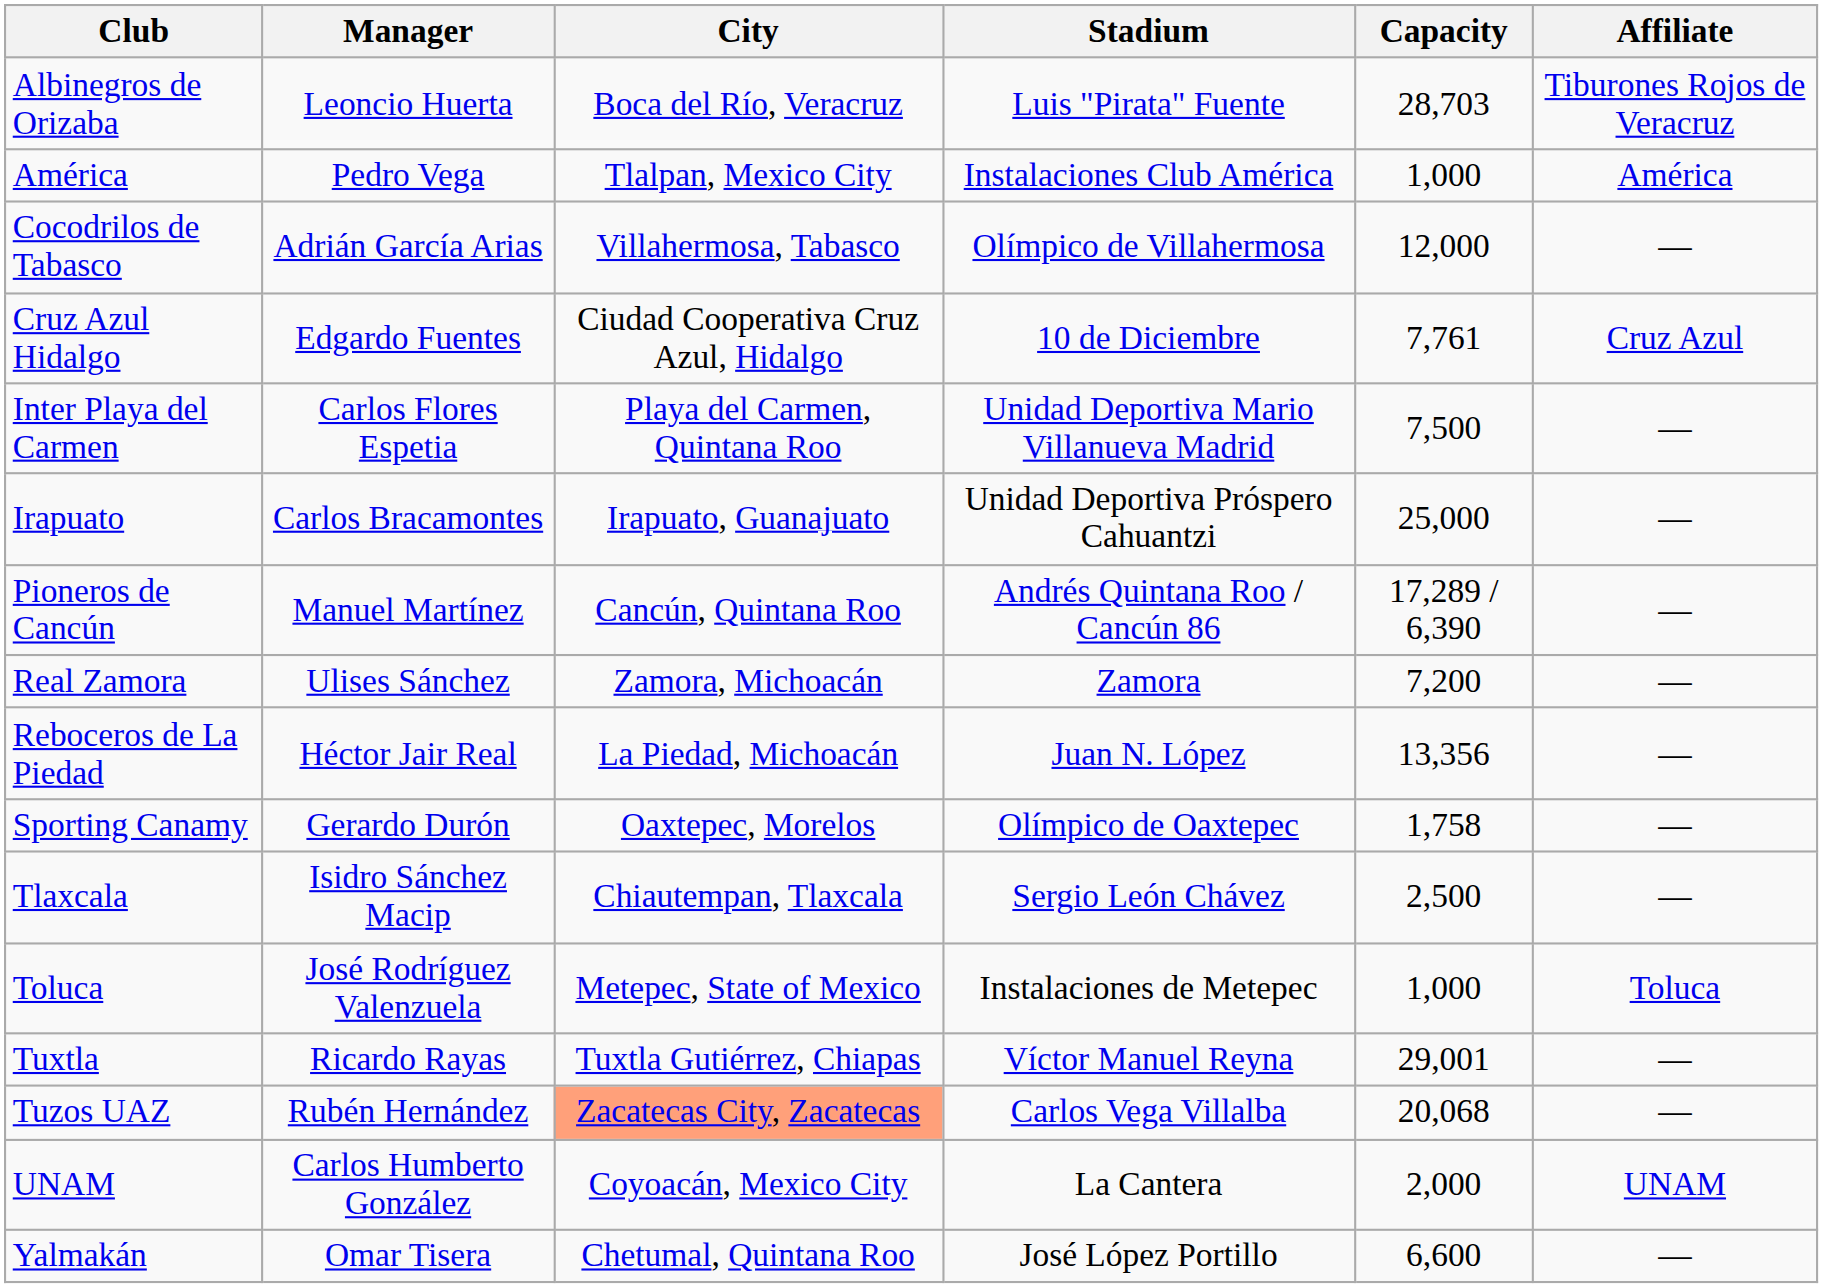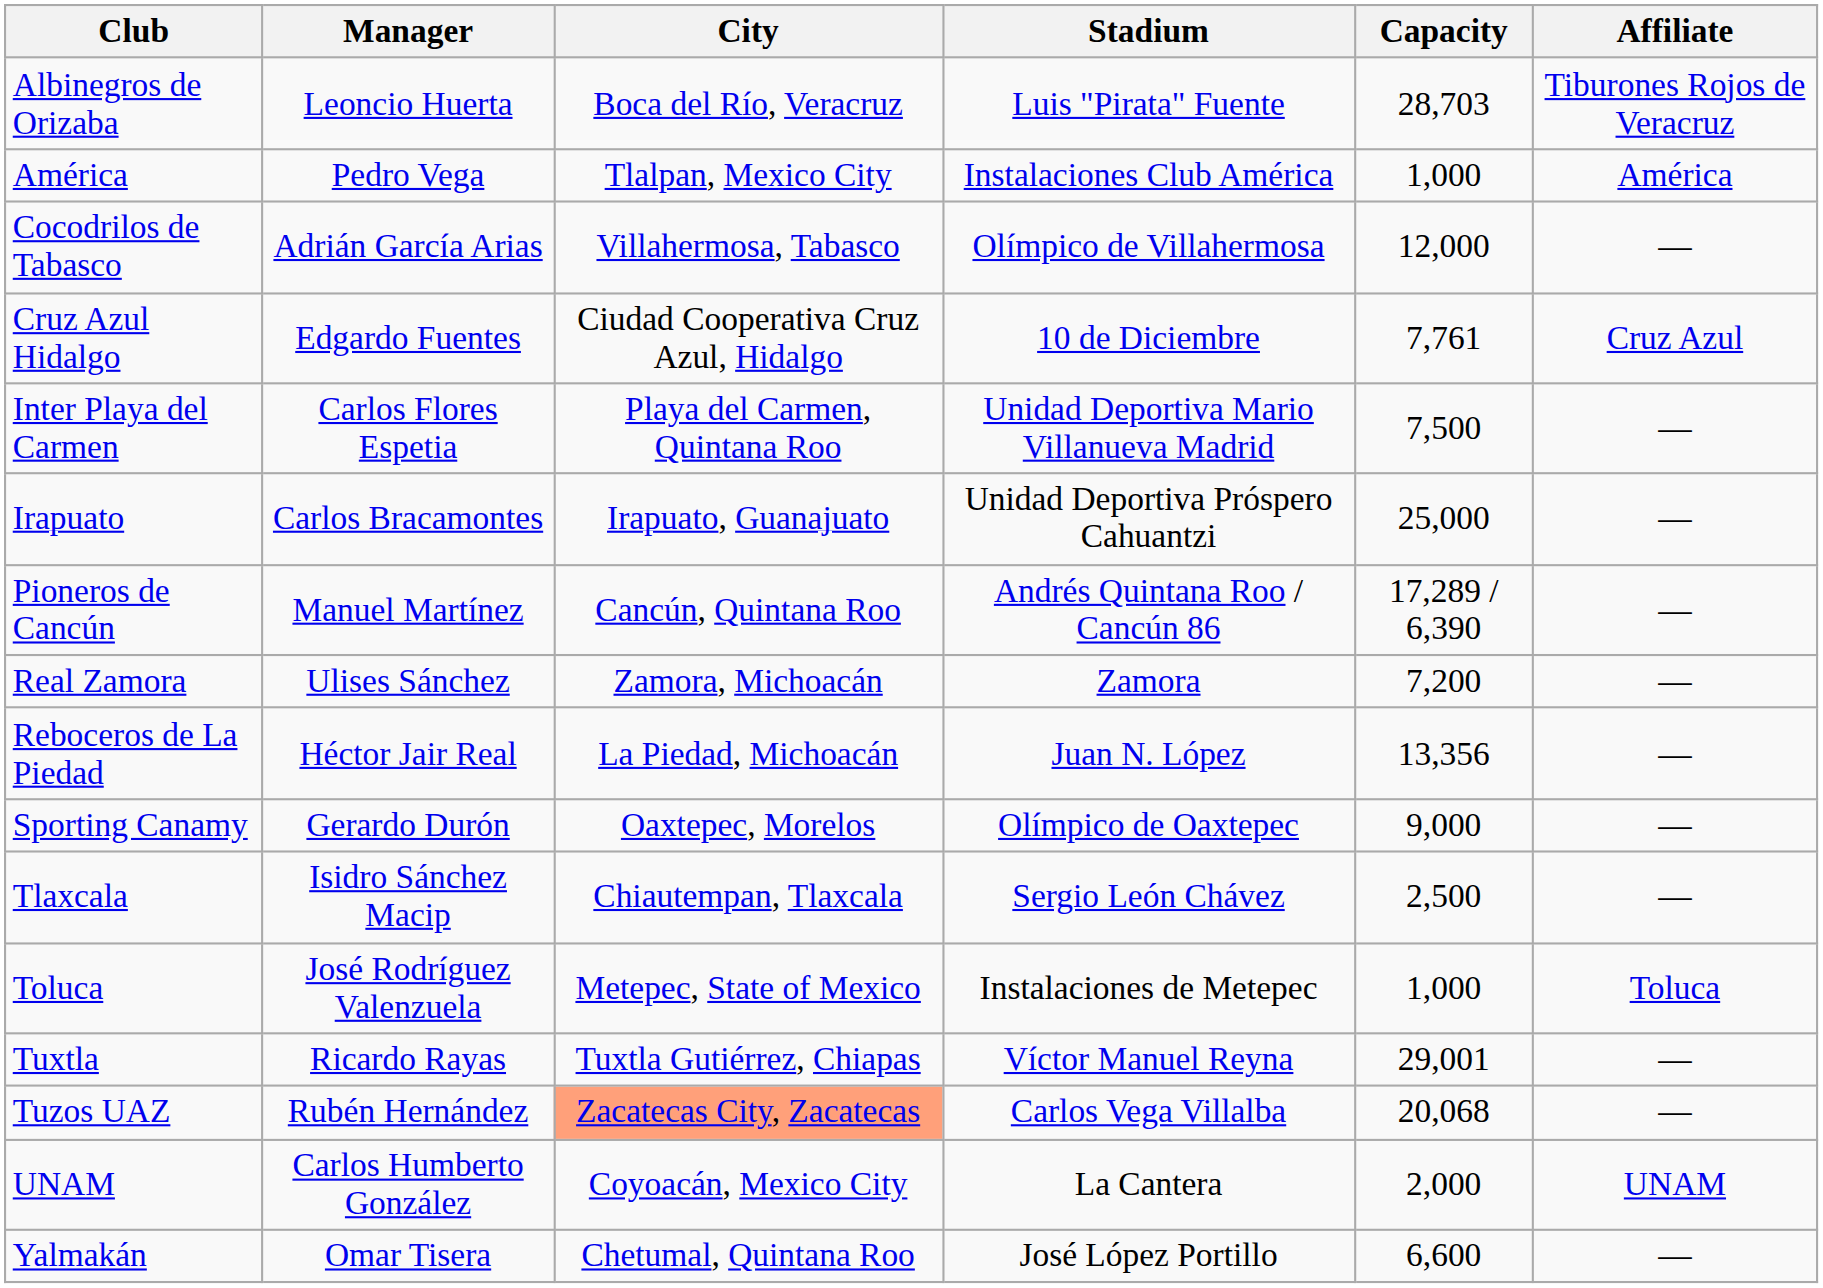(1444, 824) 1,758 -> (1444, 824) 9,000
